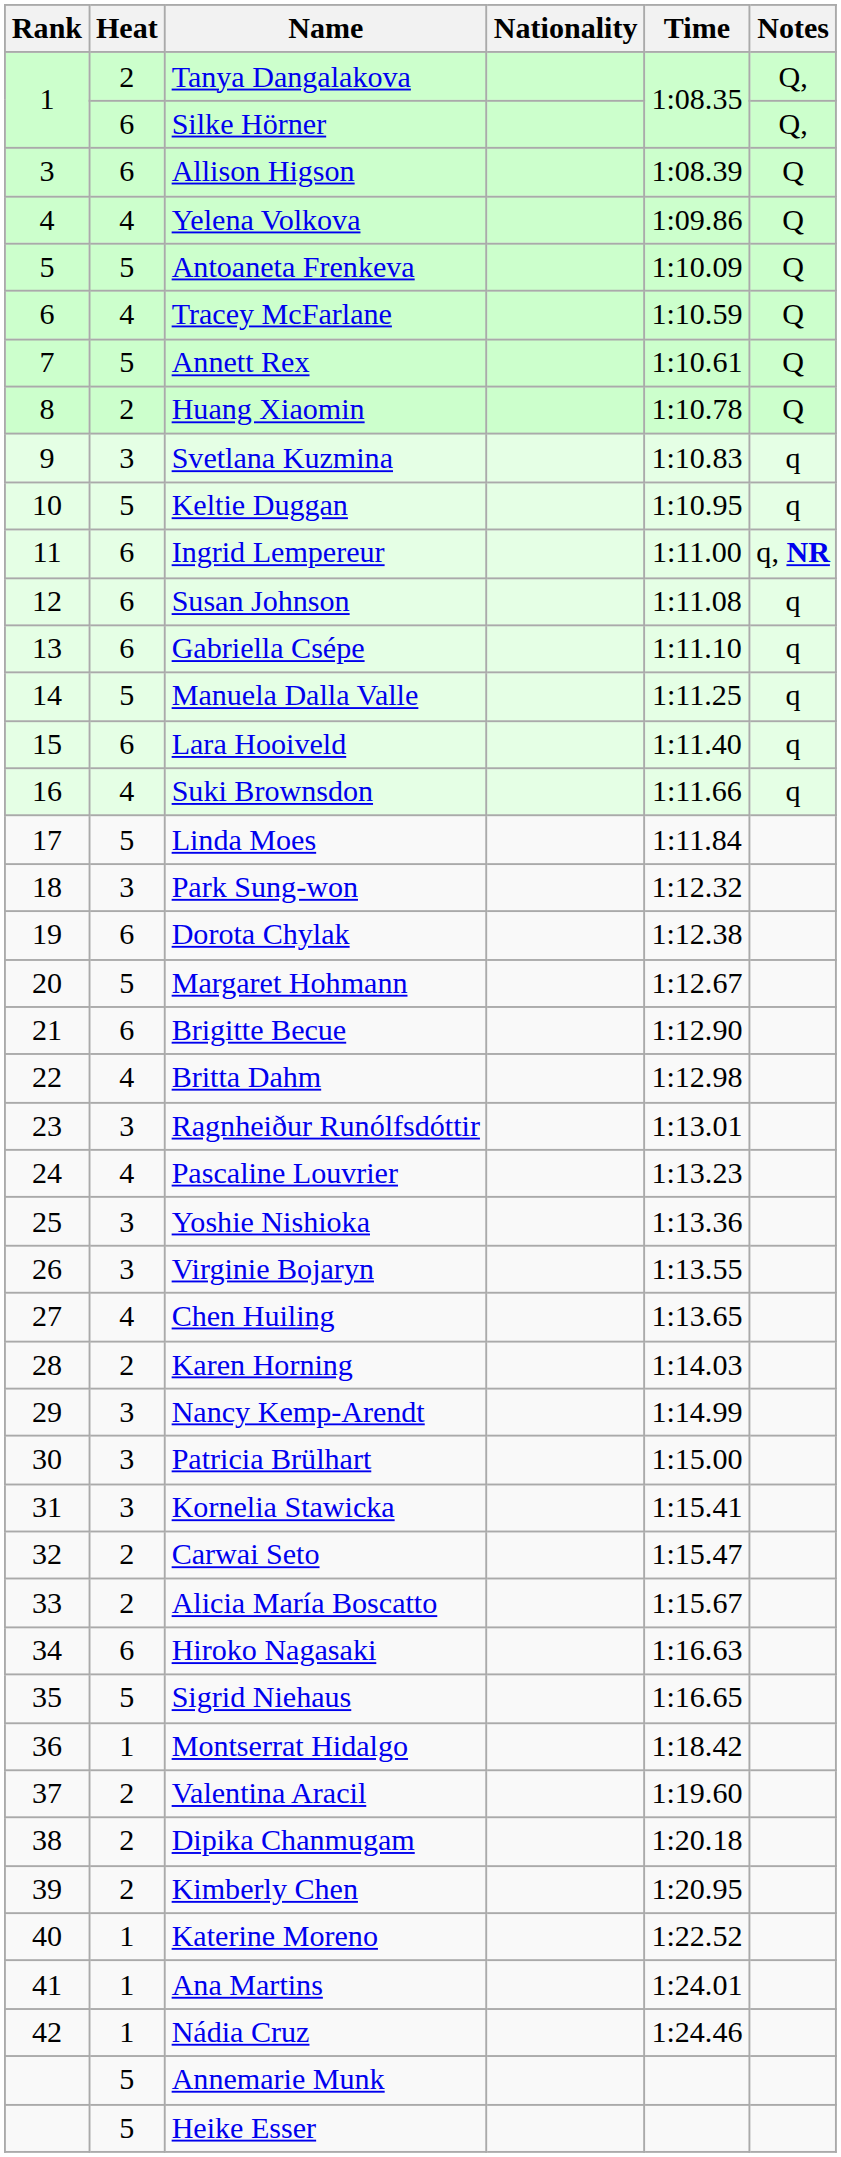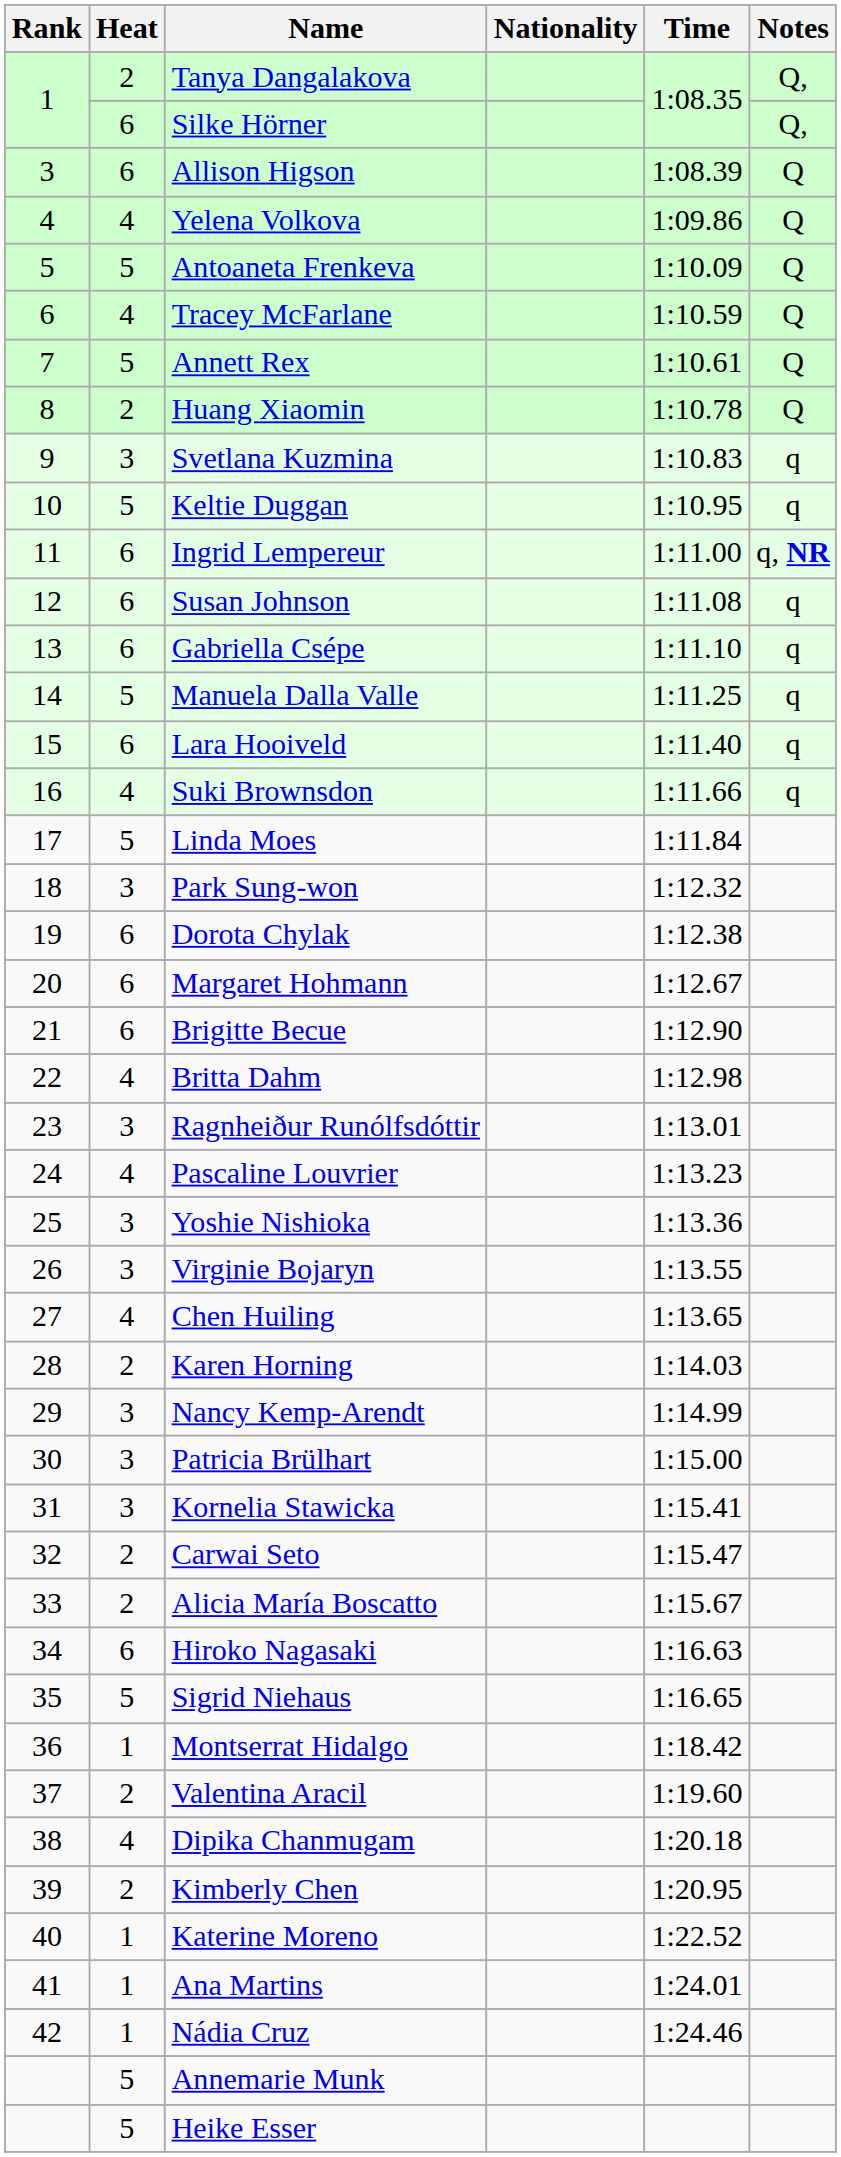(127, 982) 5 -> (127, 982) 6
(127, 1841) 2 -> (127, 1841) 4
